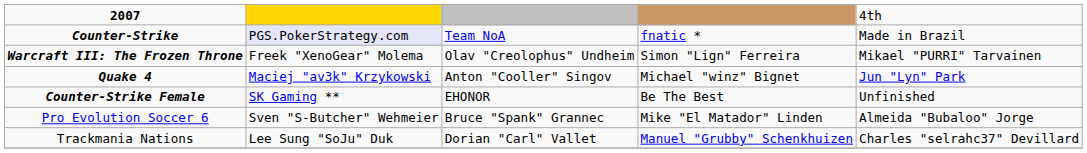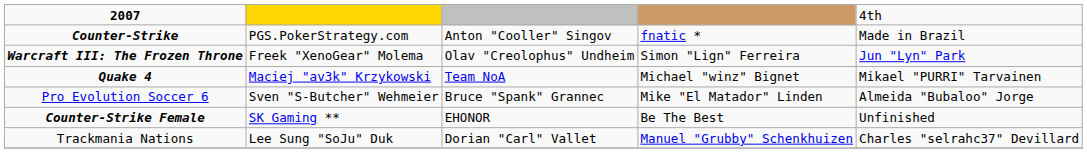(329, 35) lavender background -> (329, 35) no background
(475, 35) Team NoA -> (528, 35) Anton "Cooller" Singov
(950, 56) Mikael "PURRI" Tarvainen -> (912, 56) Jun "Lyn" Park
(528, 76) Anton "Cooller" Singov -> (475, 76) Team NoA
(912, 76) Jun "Lyn" Park -> (950, 76) Mikael "PURRI" Tarvainen
rows swapped: (125, 97) <-> (125, 118)
